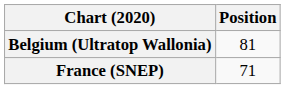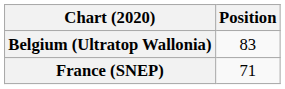(248, 44) 81 -> (248, 44) 83
